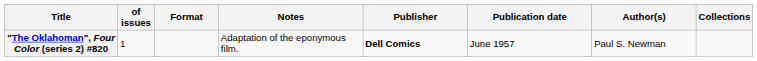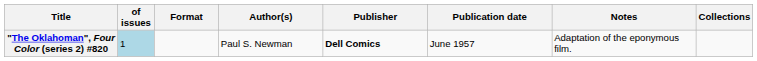columns swapped: (644, 17) <-> (291, 17)
(123, 43) no background -> (123, 43) lightblue background
